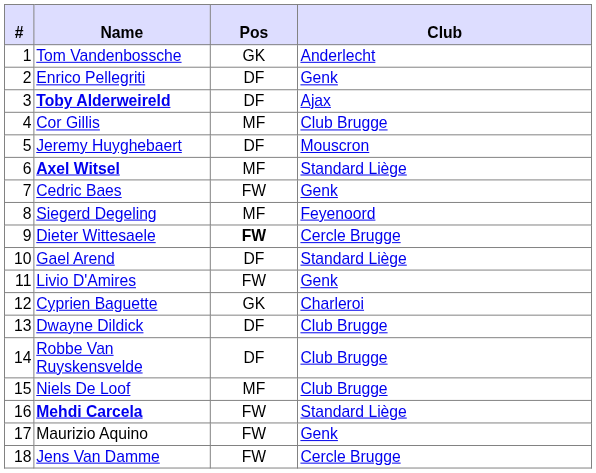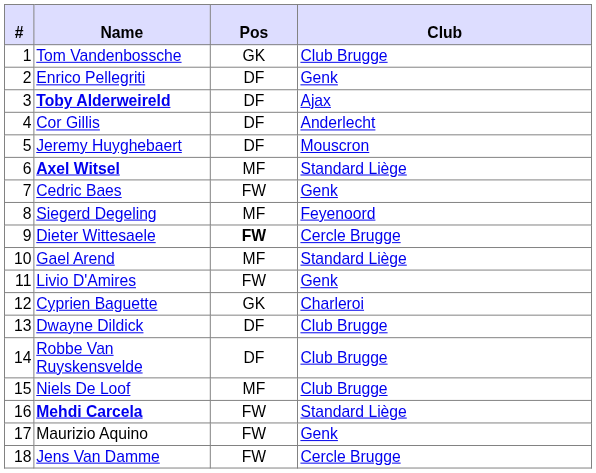(338, 55) Anderlecht -> (344, 55) Club Brugge
(254, 123) MF -> (254, 123) DF
(344, 123) Club Brugge -> (338, 123) Anderlecht
(254, 258) DF -> (254, 258) MF
